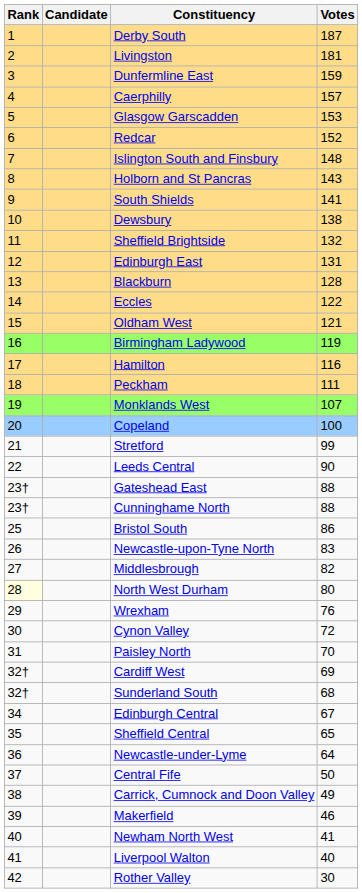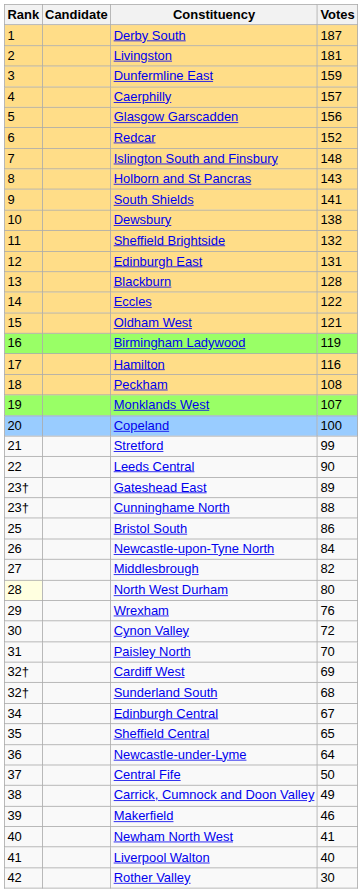(331, 117) 153 -> (331, 117) 156
(330, 384) 111 -> (331, 384) 108
(328, 487) 88 -> (328, 487) 89
(328, 549) 83 -> (328, 549) 84
